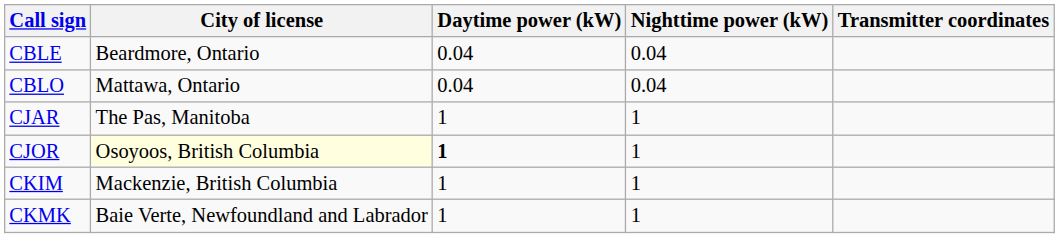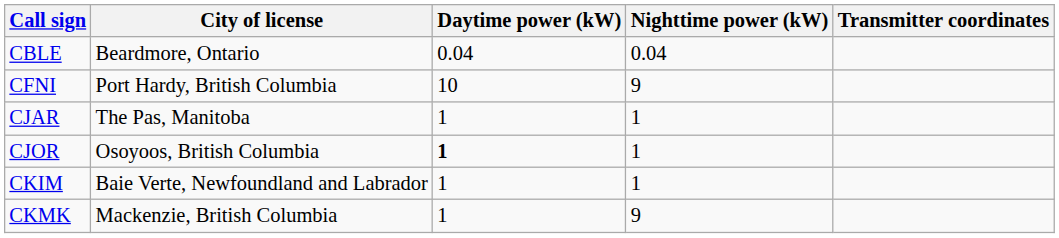- row: (37, 85)
+ row: (33, 85)
(207, 150) lightyellow background -> (207, 150) no background
(216, 183) Mackenzie, British Columbia -> (262, 183) Baie Verte, Newfoundland and Labrador
(262, 215) Baie Verte, Newfoundland and Labrador -> (216, 215) Mackenzie, British Columbia
(636, 215) 1 -> (636, 215) 9
